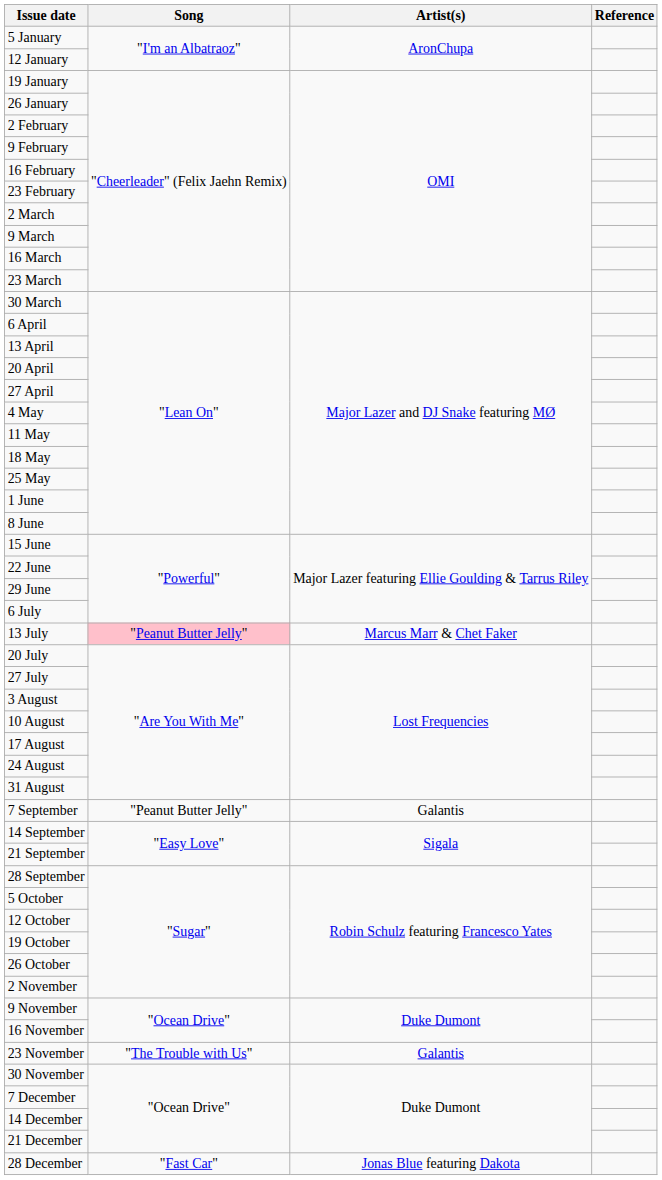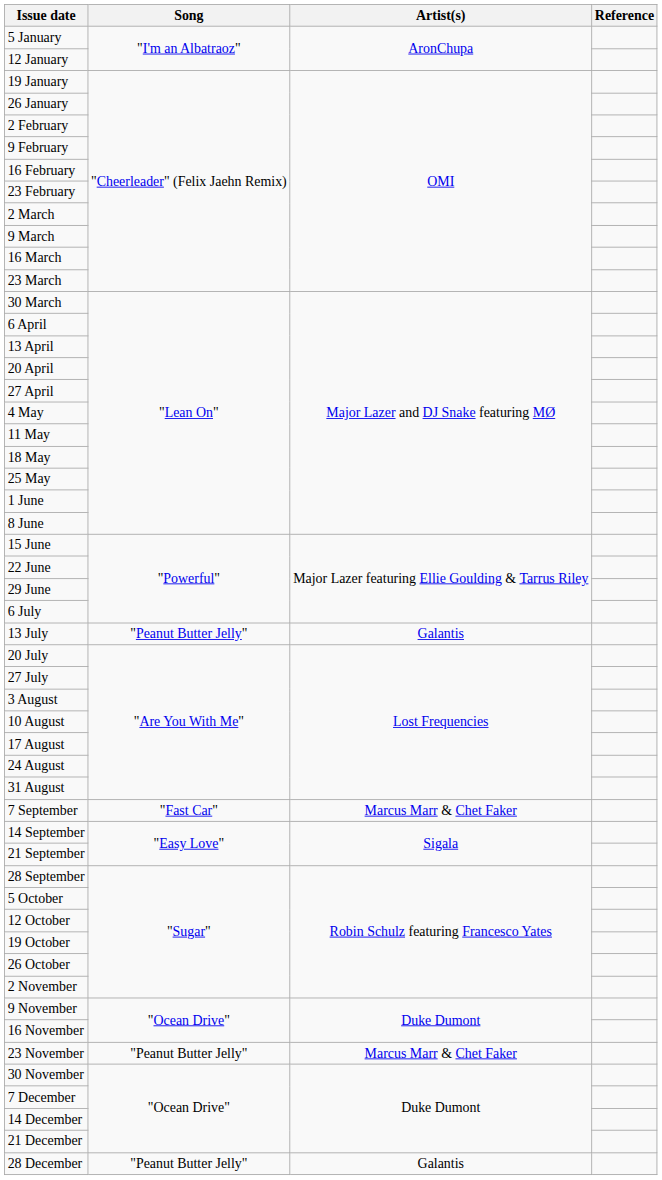(189, 633) pink background -> (189, 633) no background
(441, 633) Marcus Marr & Chet Faker -> (441, 633) Galantis
(189, 810) "Peanut Butter Jelly" -> (189, 810) "Fast Car"
(441, 810) Galantis -> (441, 810) Marcus Marr & Chet Faker
(189, 1053) "The Trouble with Us" -> (189, 1053) "Peanut Butter Jelly"
(441, 1053) Galantis -> (441, 1053) Marcus Marr & Chet Faker
(189, 1163) "Fast Car" -> (189, 1163) "Peanut Butter Jelly"
(441, 1163) Jonas Blue featuring Dakota -> (441, 1163) Galantis
